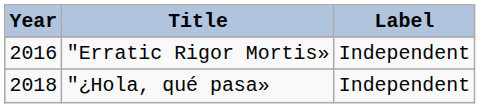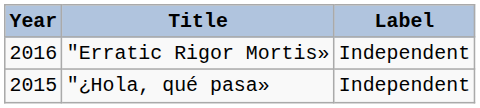(33, 86) 2018 -> (33, 86) 2015
